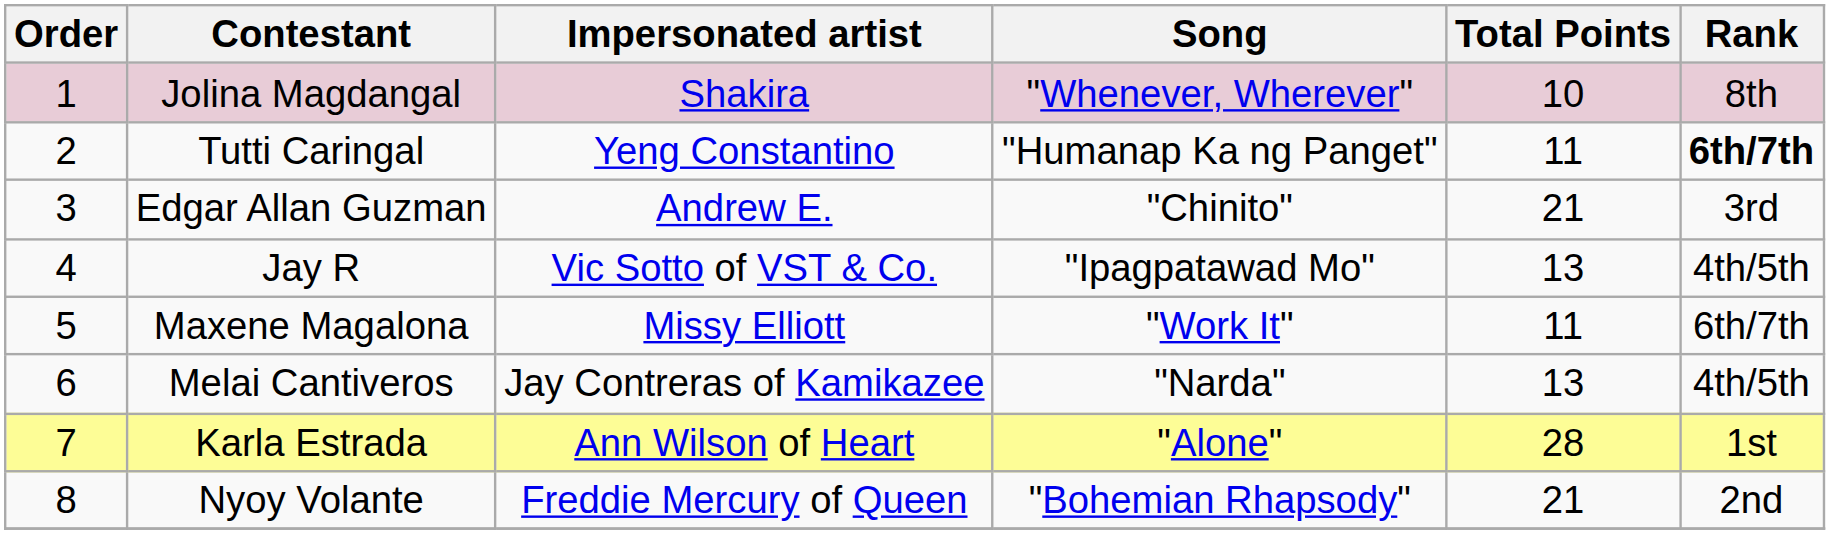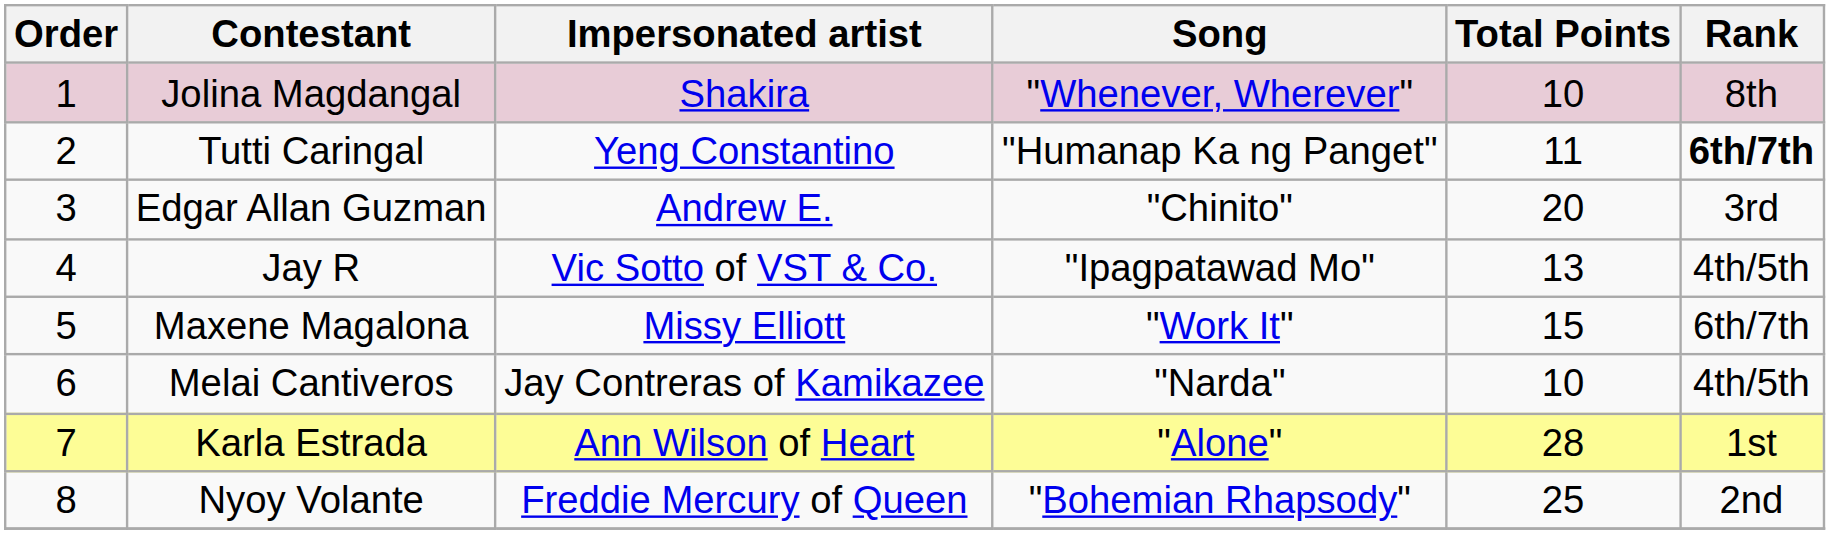(1563, 209) 21 -> (1563, 209) 20
(1563, 326) 11 -> (1563, 326) 15
(1563, 384) 13 -> (1563, 384) 10
(1563, 500) 21 -> (1563, 500) 25
